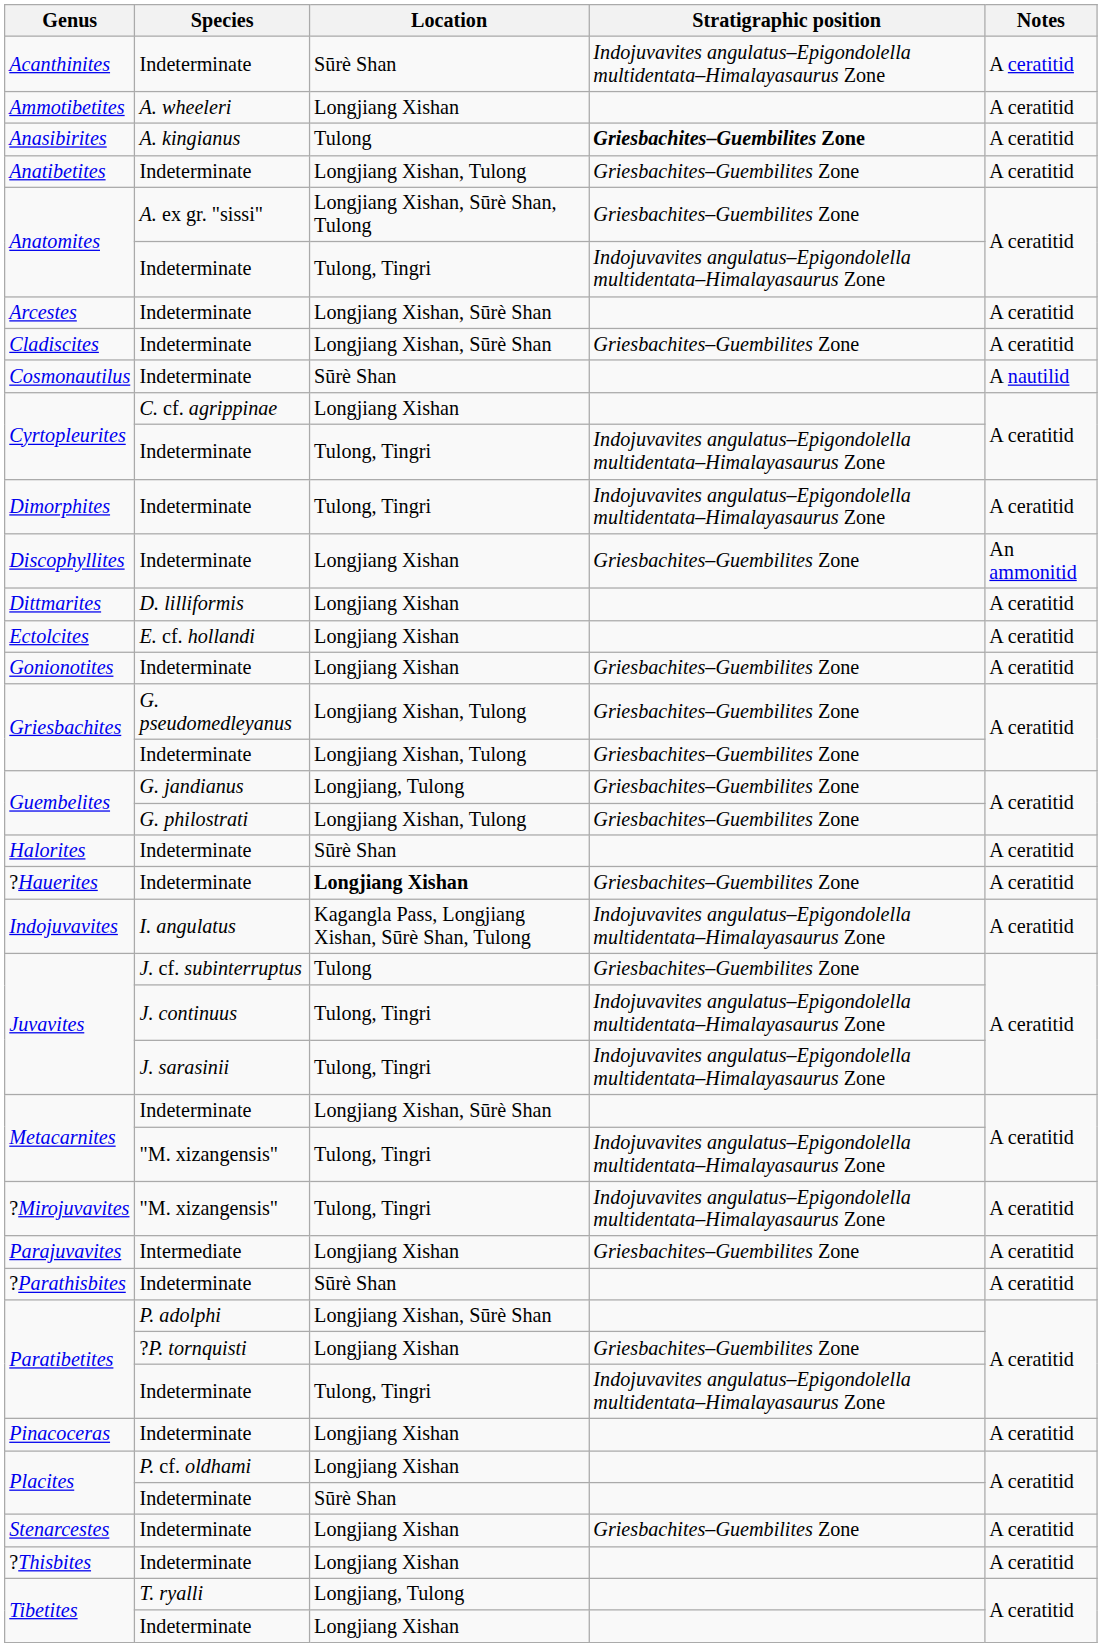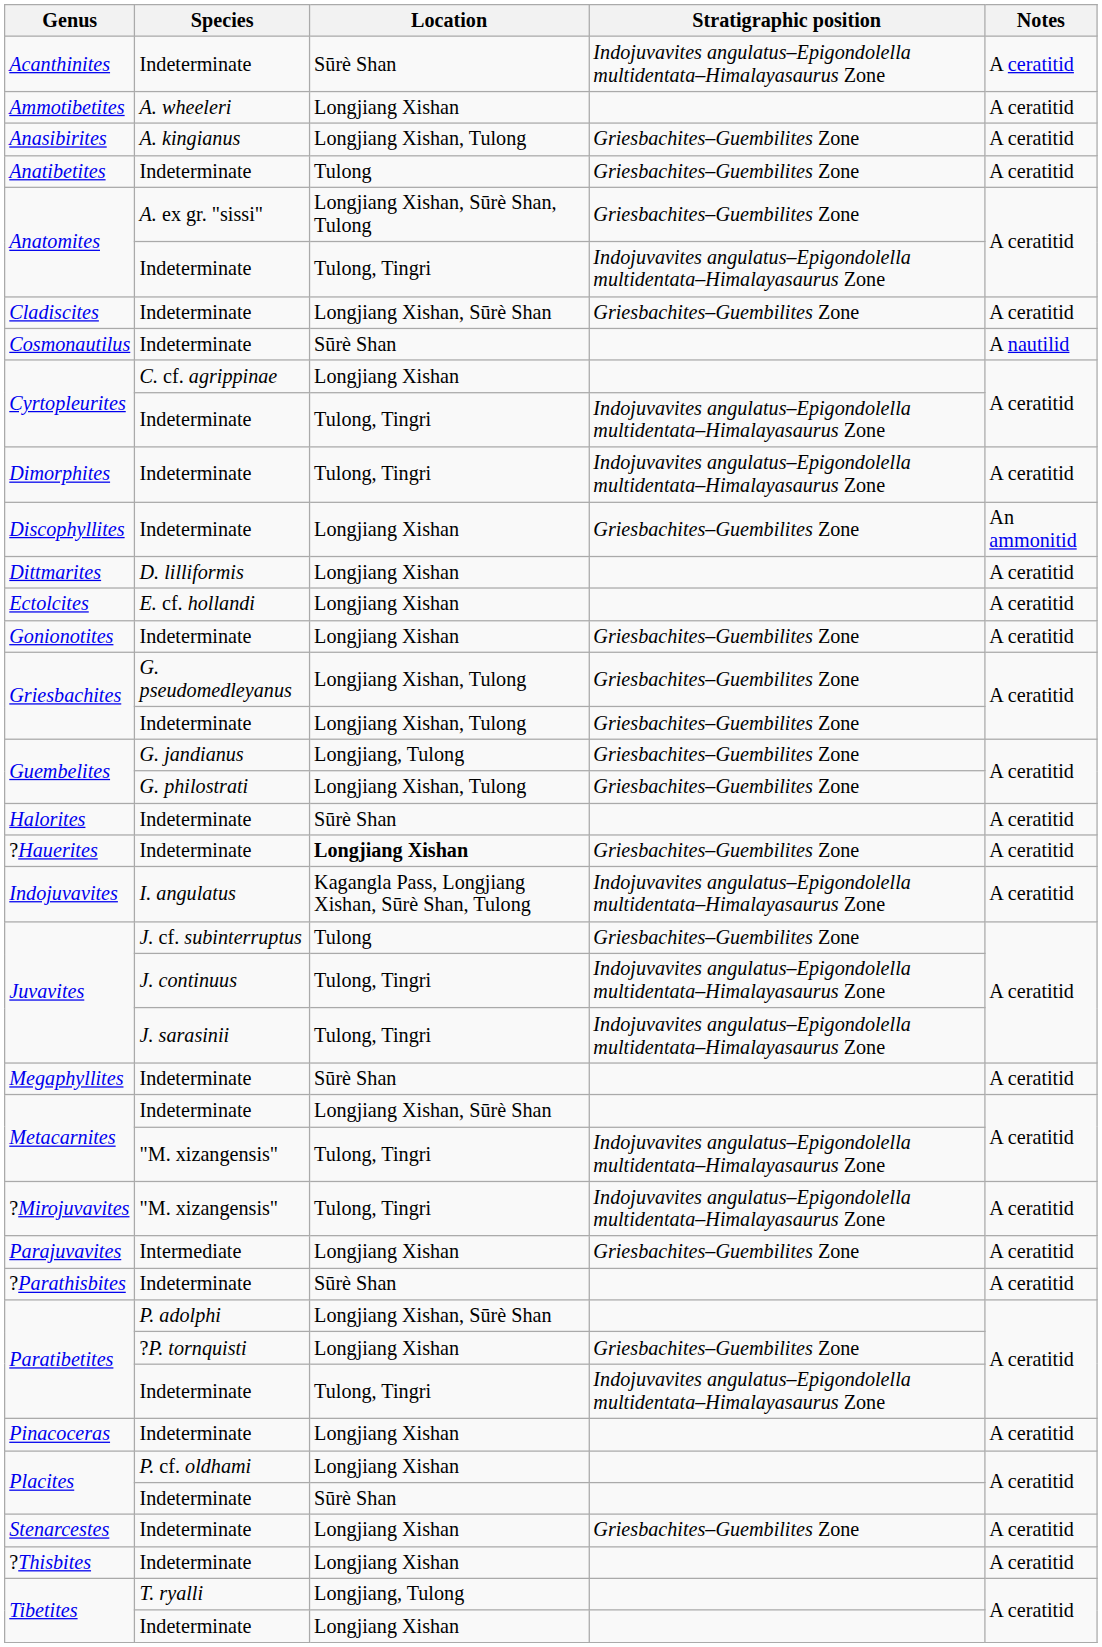(343, 139) Tulong -> (420, 139) Longjiang Xishan, Tulong
(729, 139) bold -> (726, 139) normal
(420, 171) Longjiang Xishan, Tulong -> (343, 171) Tulong
- row: (43, 312)
+ row: (66, 1078)
